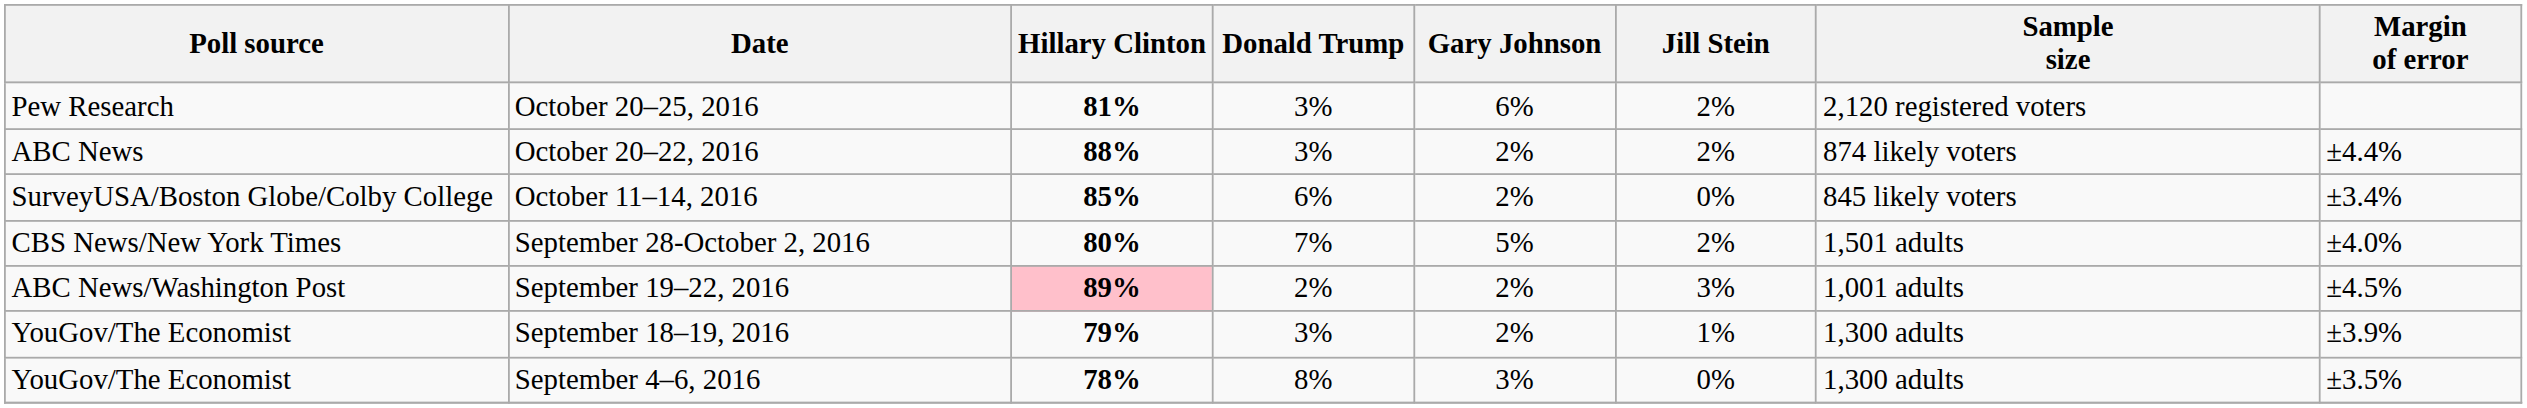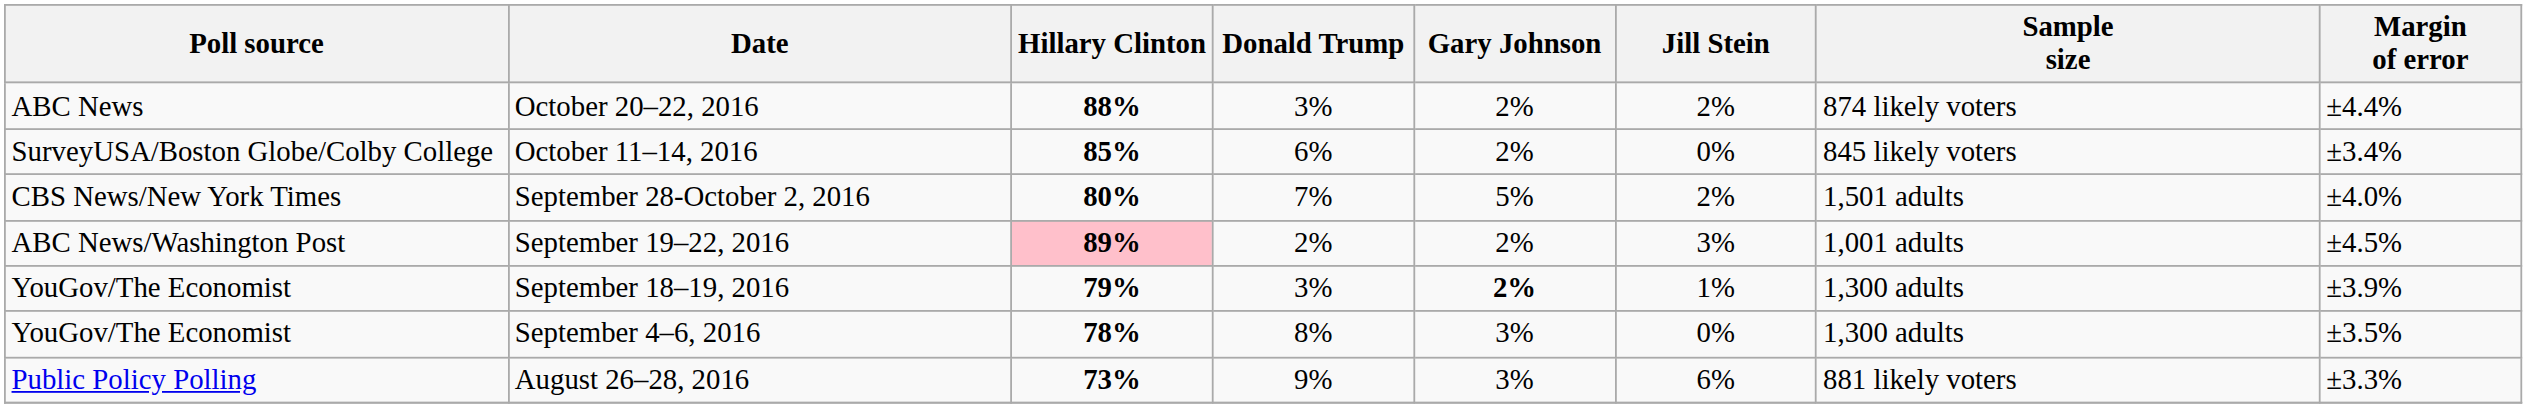- row: (637, 105)
(1515, 333) normal -> (1515, 288) bold
+ row: (632, 379)
